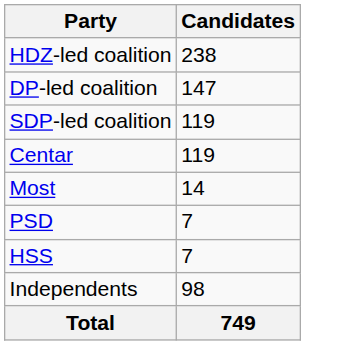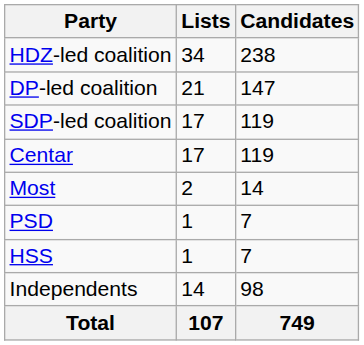+ column: (206, 21)
